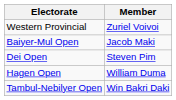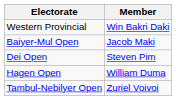(133, 27) Zuriel Voivoi -> (138, 27) Win Bakri Daki
(138, 88) Win Bakri Daki -> (133, 88) Zuriel Voivoi
